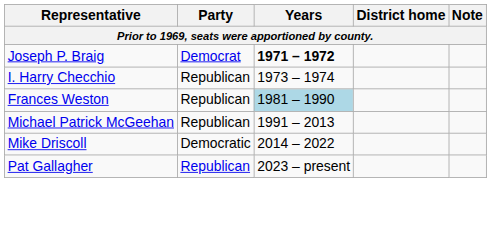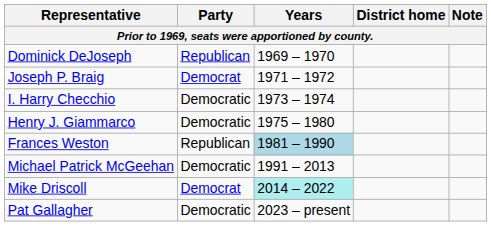+ row: (70, 55)
(296, 55) bold -> (296, 78) normal
(215, 78) Republican -> (216, 100) Democratic
+ row: (71, 122)
(215, 122) Republican -> (216, 166) Democratic
(216, 144) Democratic -> (211, 188) Democrat
(296, 144) no background -> (296, 188) paleturquoise background
(215, 166) Republican -> (216, 210) Democratic
